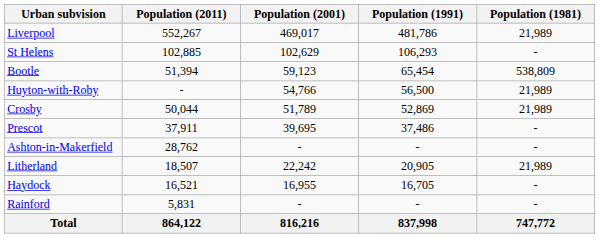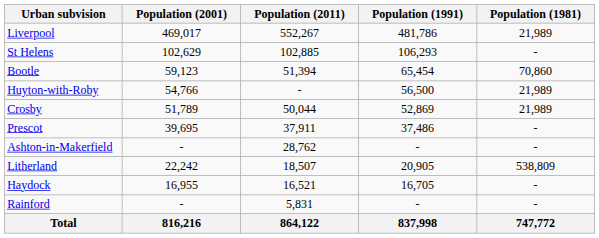columns swapped: (181, 14) <-> (299, 14)
(536, 71) 538,809 -> (536, 71) 70,860
(536, 166) 21,989 -> (536, 166) 538,809
